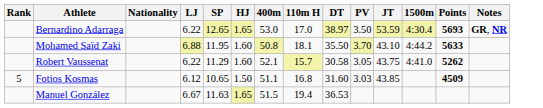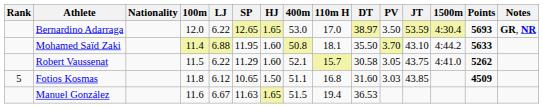+ column: (195, 12)
